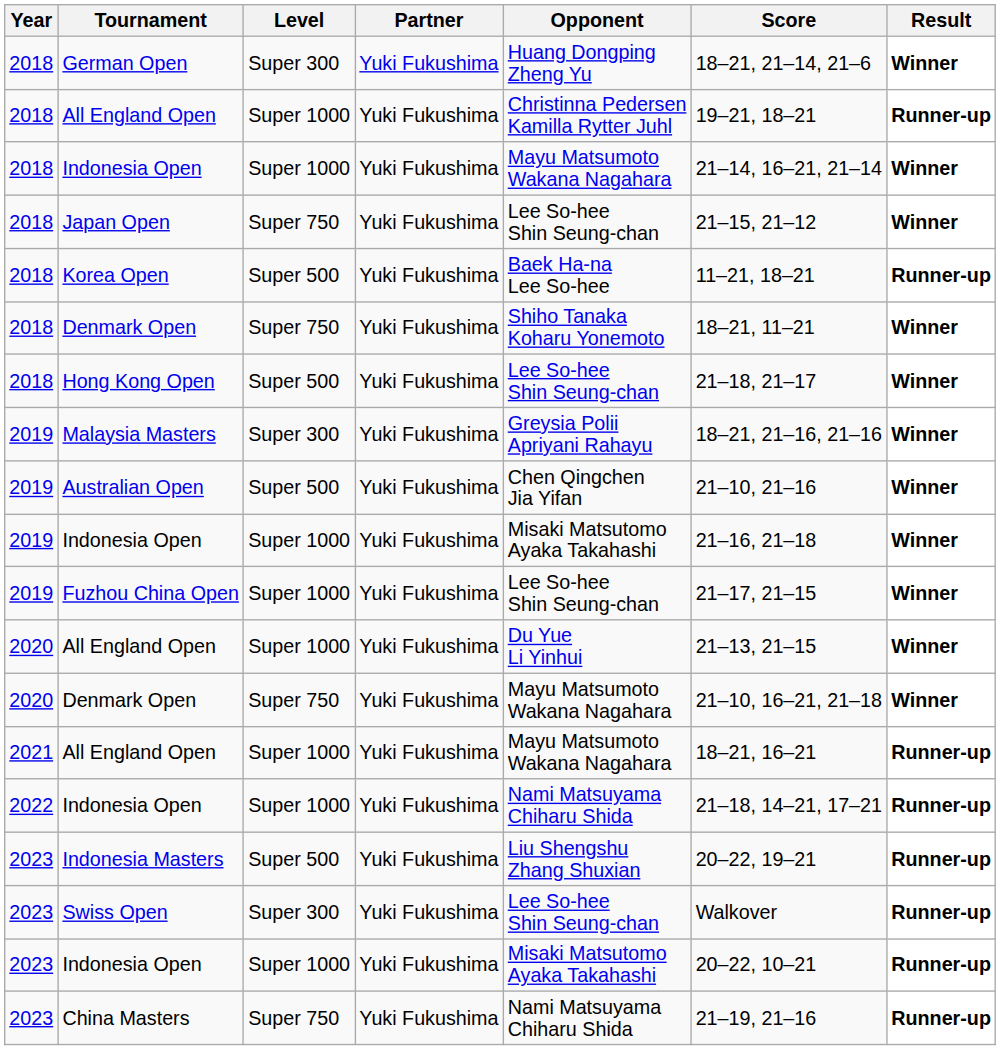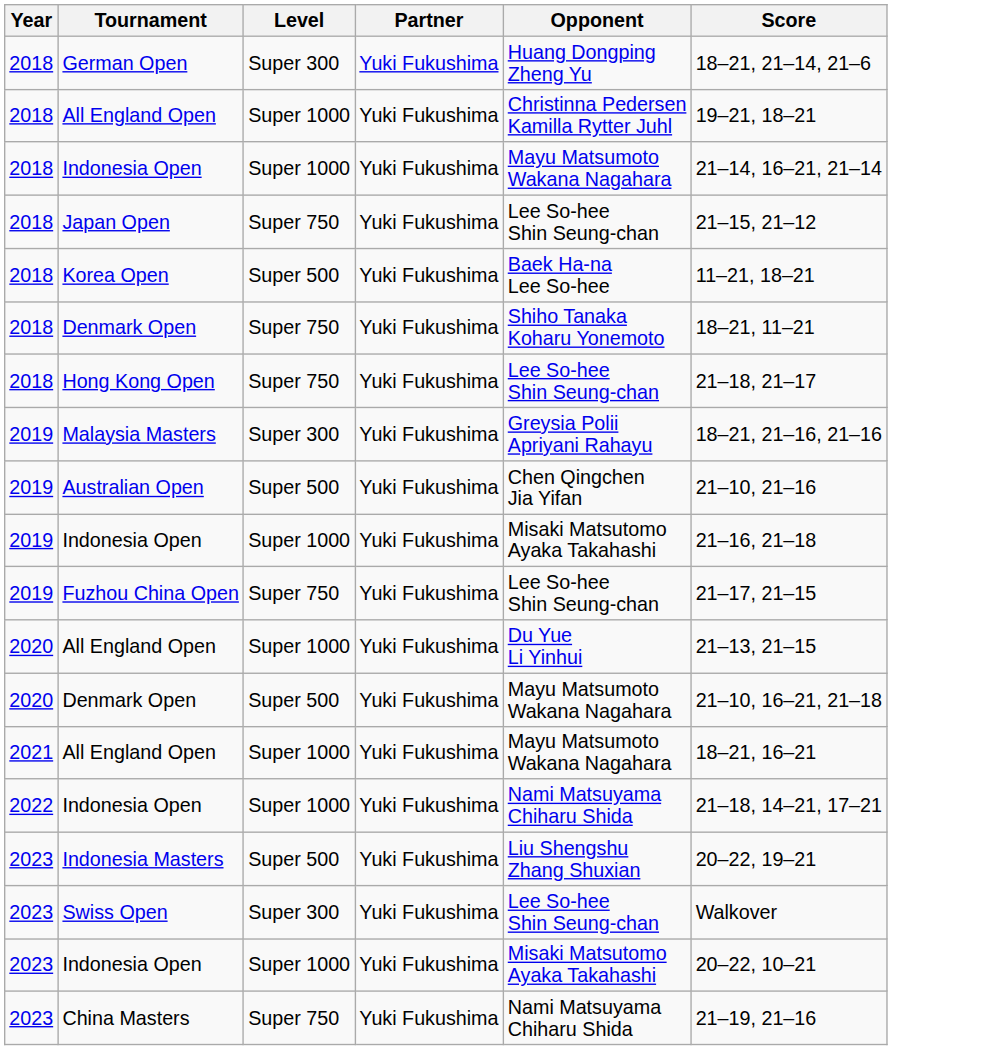- column: (941, 21)
(294, 381) Super 500 -> (294, 381) Super 750
(299, 594) Super 1000 -> (294, 594) Super 750
(294, 700) Super 750 -> (294, 700) Super 500
